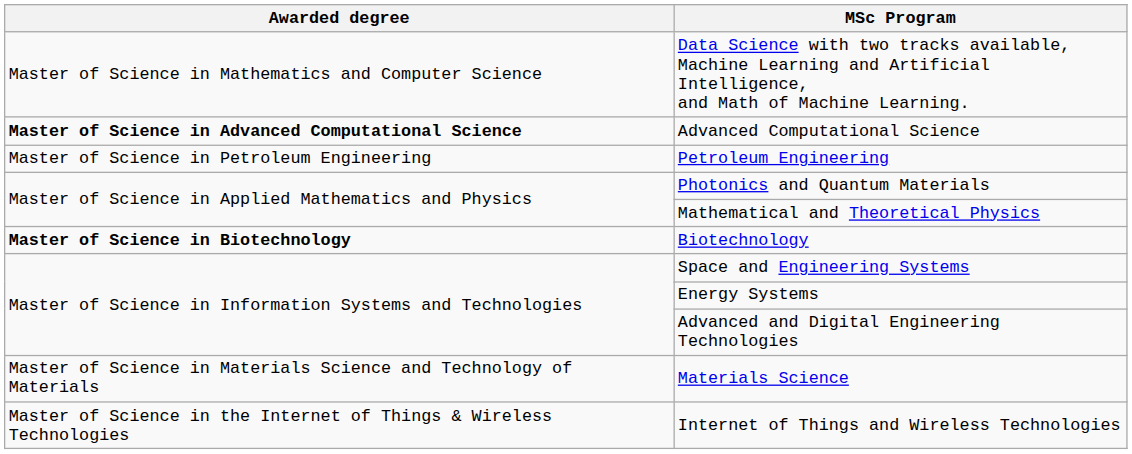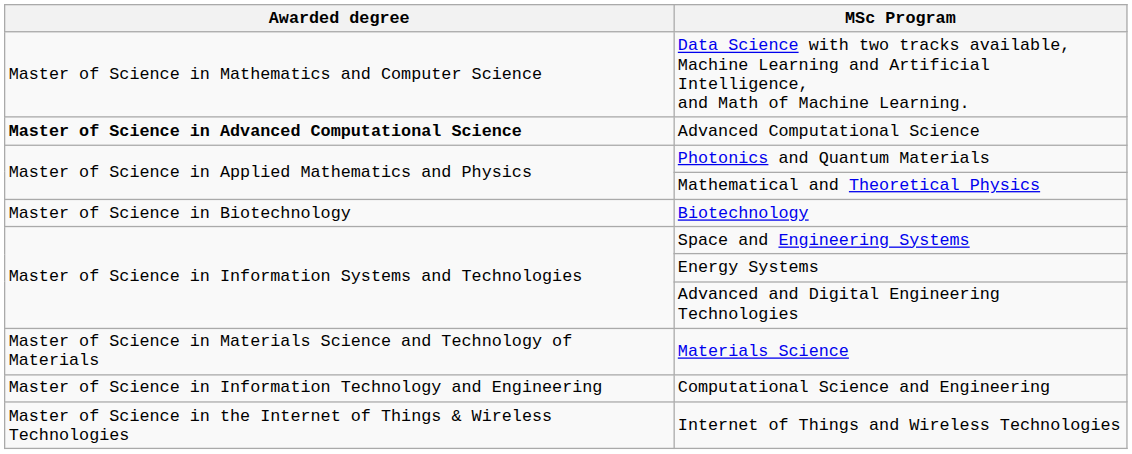- row: (783, 158)
(180, 240) bold -> (180, 213) normal
+ row: (864, 388)
